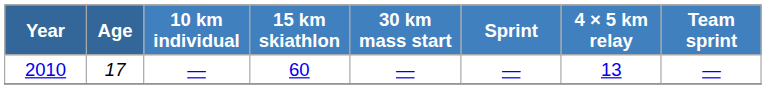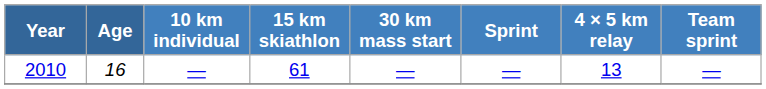(115, 70) 17 -> (115, 70) 16
(299, 70) 60 -> (299, 70) 61
